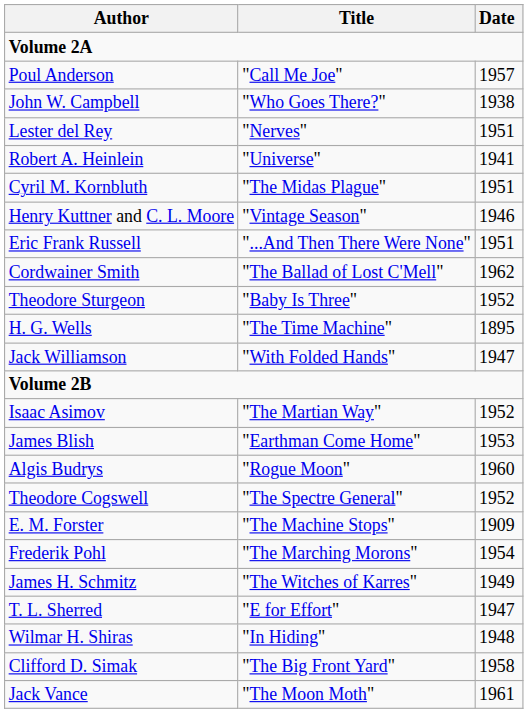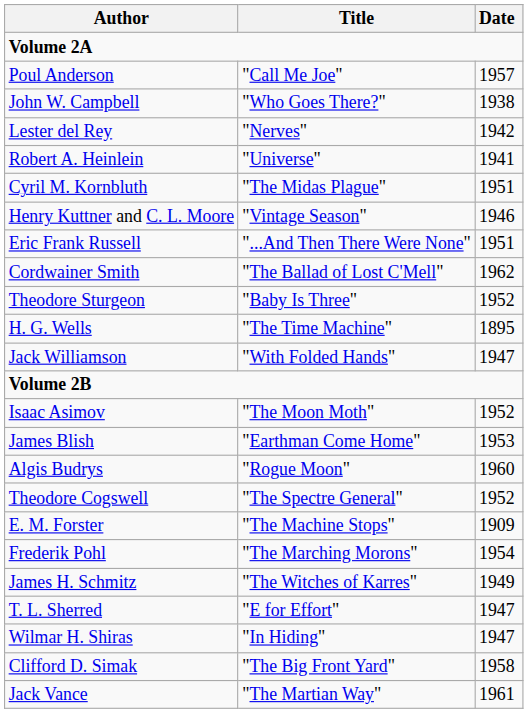(497, 131) 1951 -> (497, 131) 1942
(312, 412) "The Martian Way" -> (308, 412) "The Moon Moth"
(497, 638) 1948 -> (497, 638) 1947
(308, 694) "The Moon Moth" -> (312, 694) "The Martian Way"
